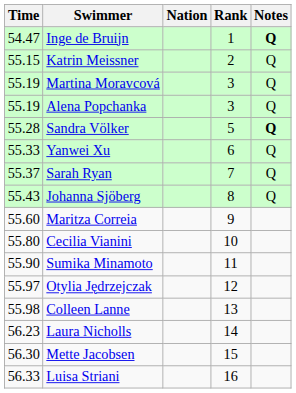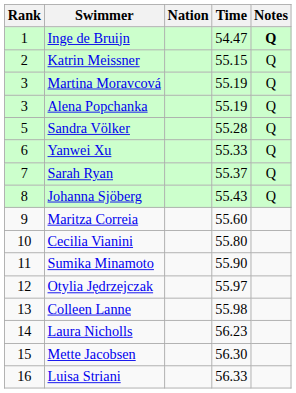columns swapped: (231, 15) <-> (24, 15)
(271, 128) bold -> (271, 128) normal
